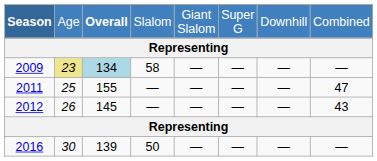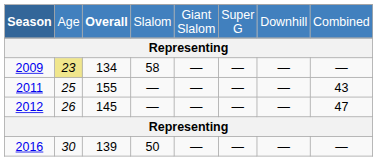(106, 68) lightblue background -> (106, 68) no background
(341, 88) 47 -> (341, 88) 43
(341, 107) 43 -> (341, 107) 47
